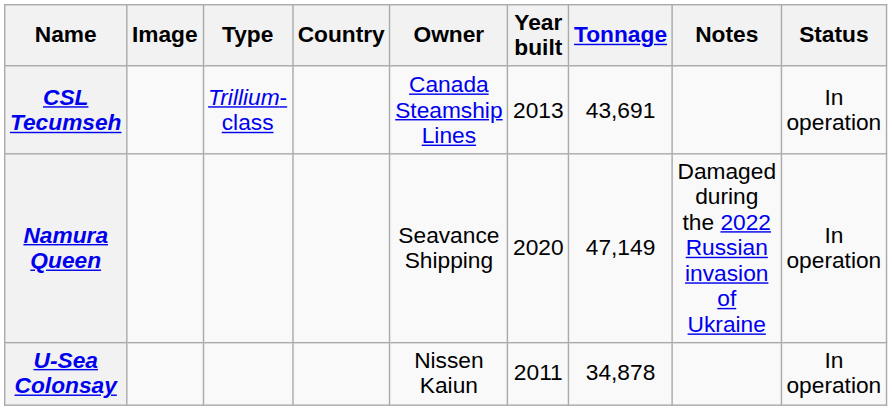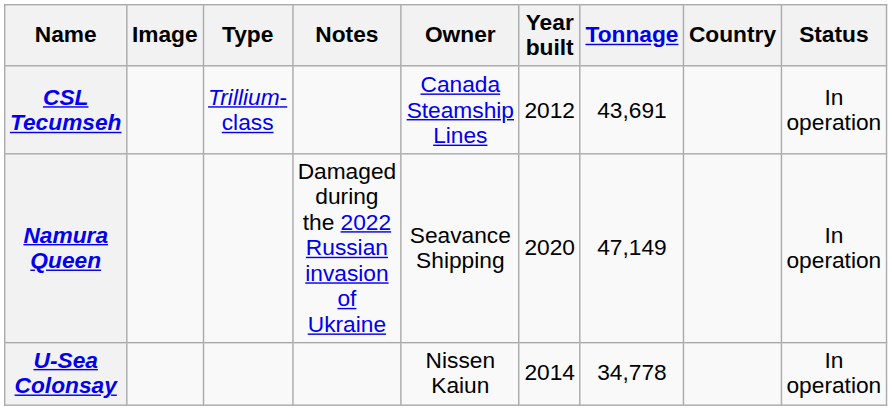columns swapped: (341, 35) <-> (727, 35)
(538, 109) 2013 -> (550, 109) 2012
(538, 373) 2011 -> (550, 373) 2014
(621, 373) 34,878 -> (632, 373) 34,778
